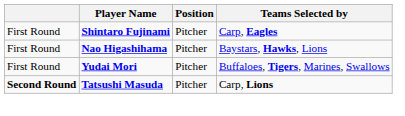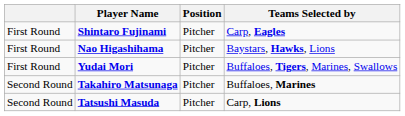+ row: (128, 84)
(42, 84) bold -> (40, 102) normal
